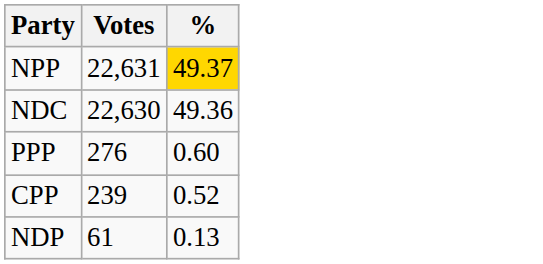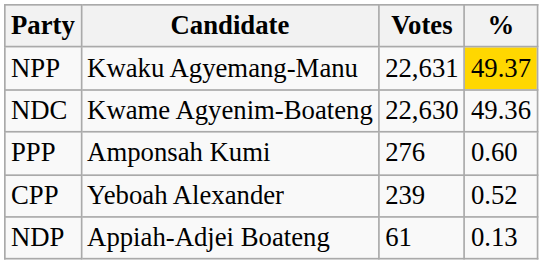+ column: (230, 25)
